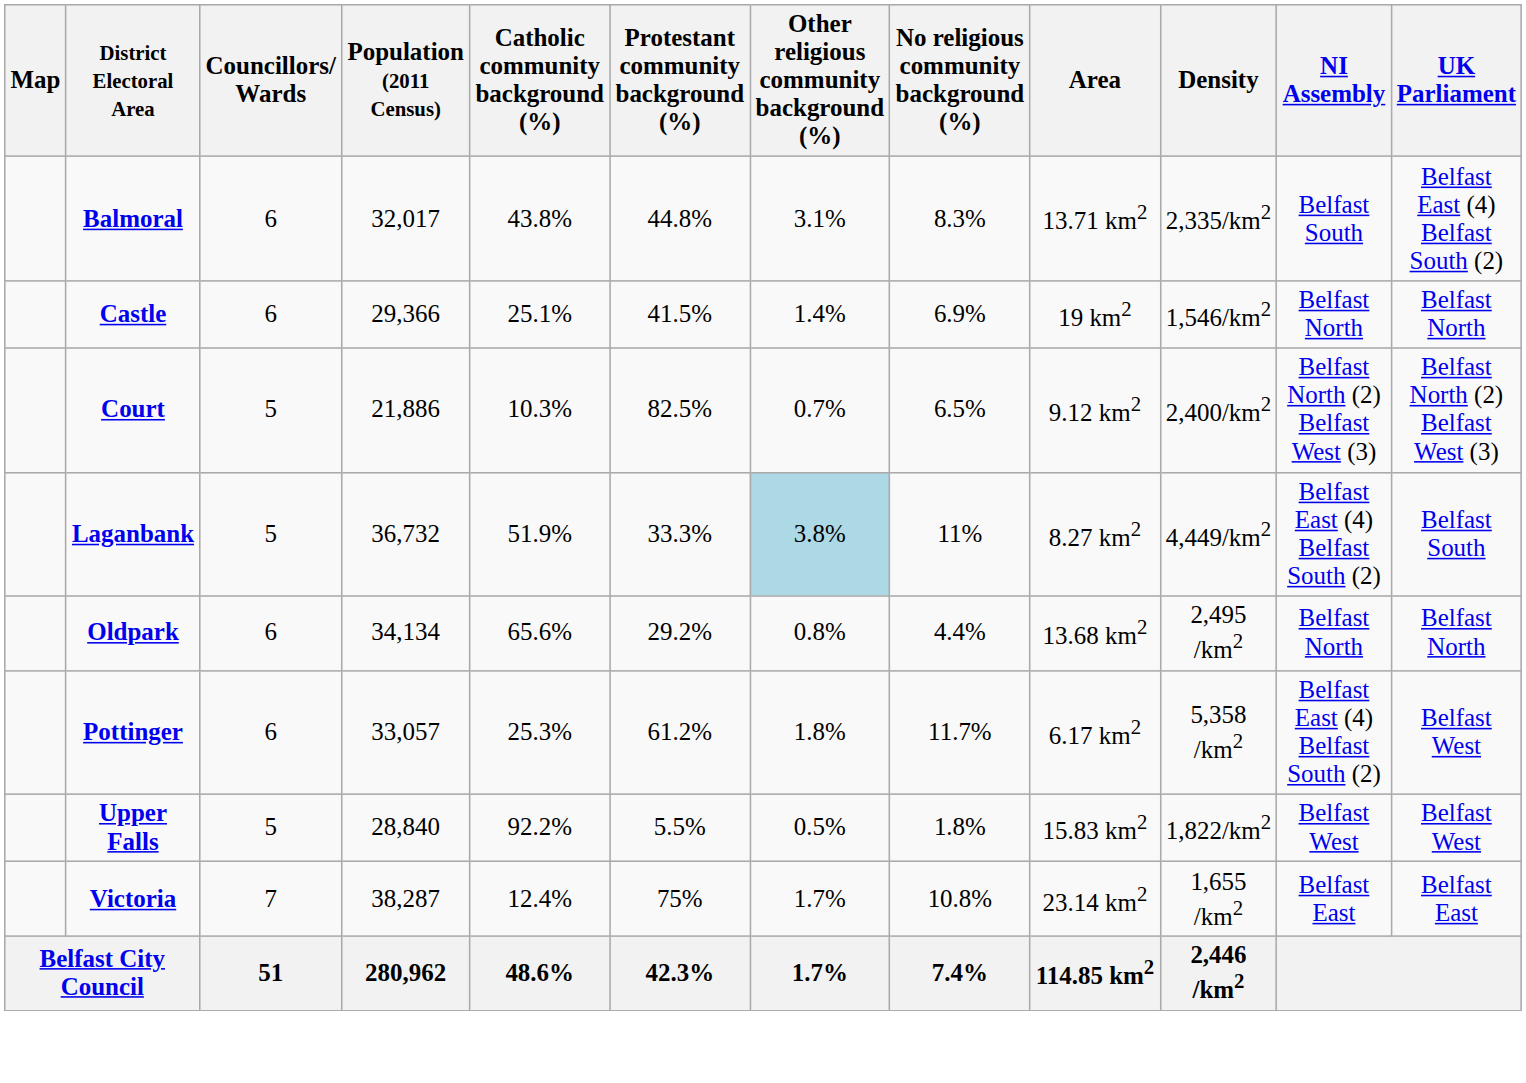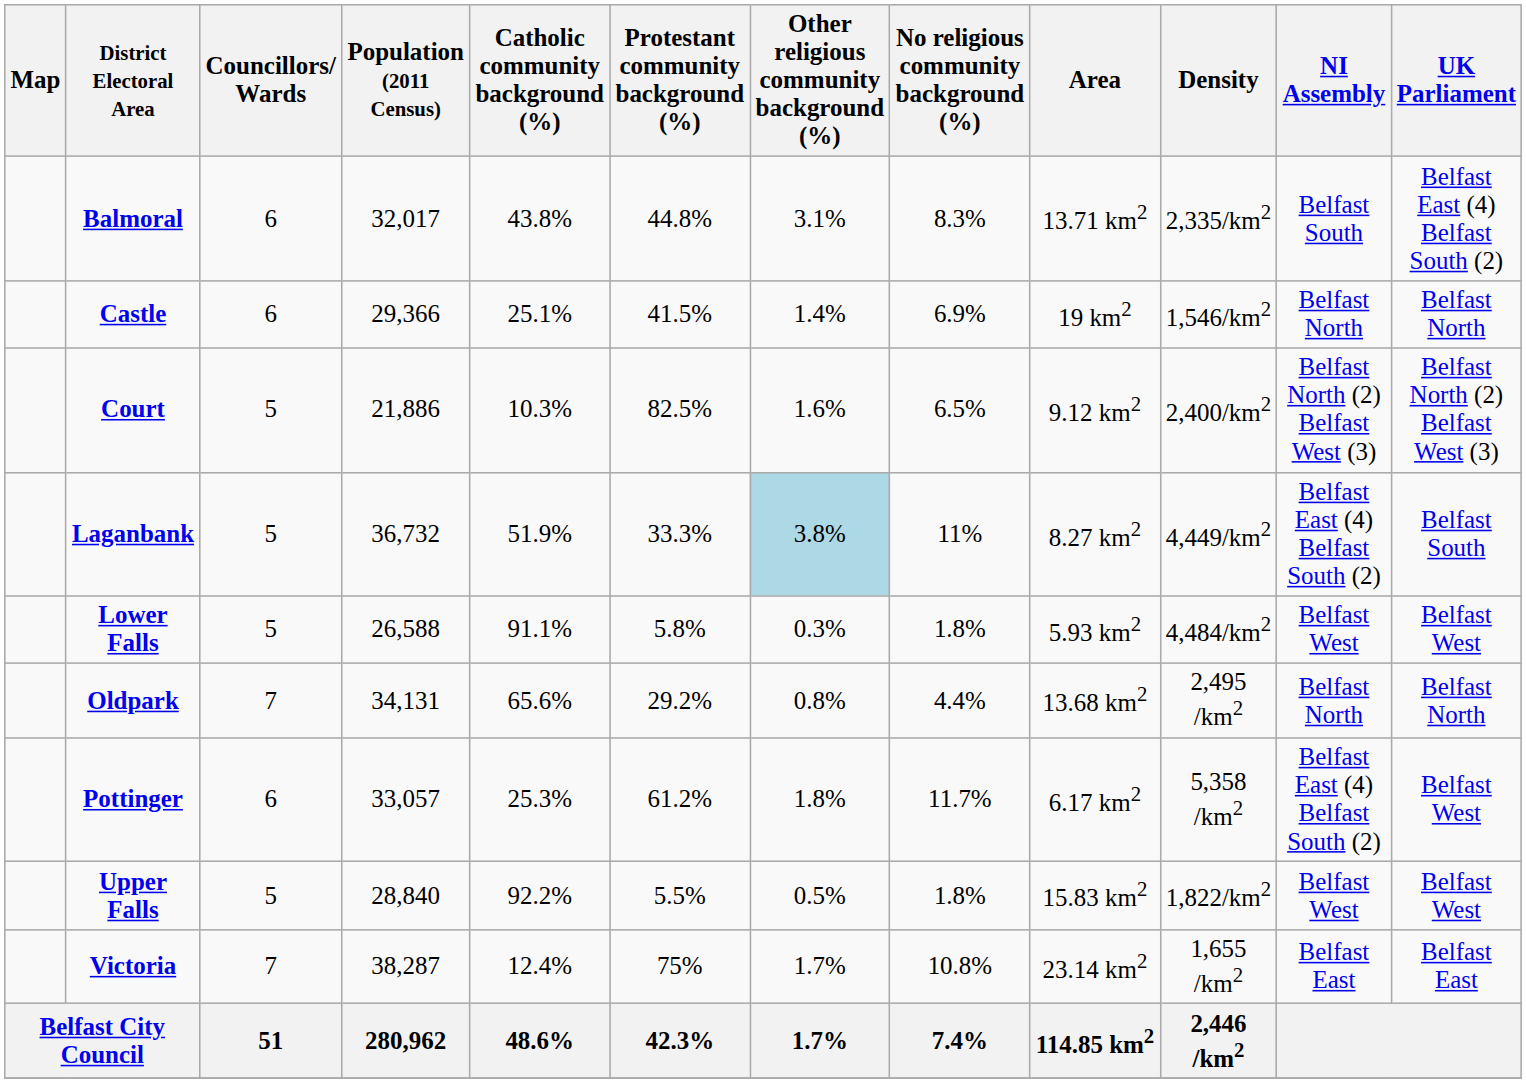(820, 409) 0.7% -> (820, 409) 1.6%
+ row: (133, 629)
(271, 632) 6 -> (271, 700) 7
(406, 632) 34,134 -> (406, 700) 34,131
